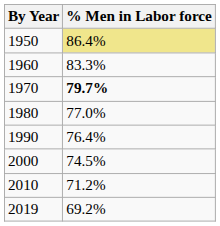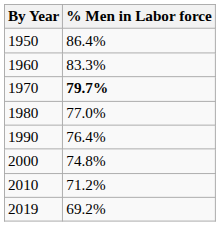(86, 40) khaki background -> (86, 40) no background
(86, 161) 74.5% -> (86, 161) 74.8%
